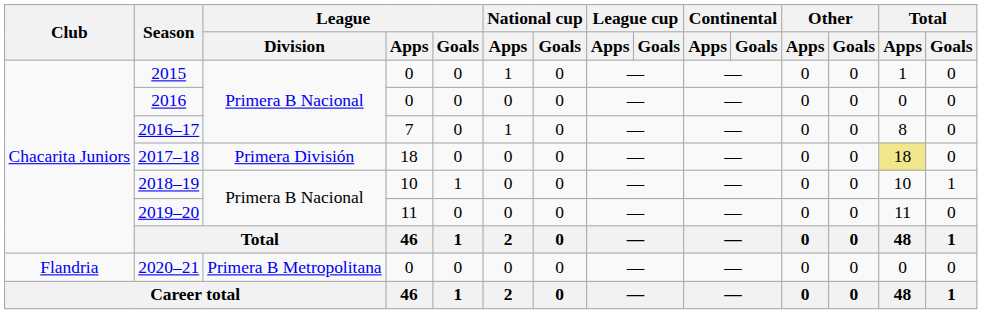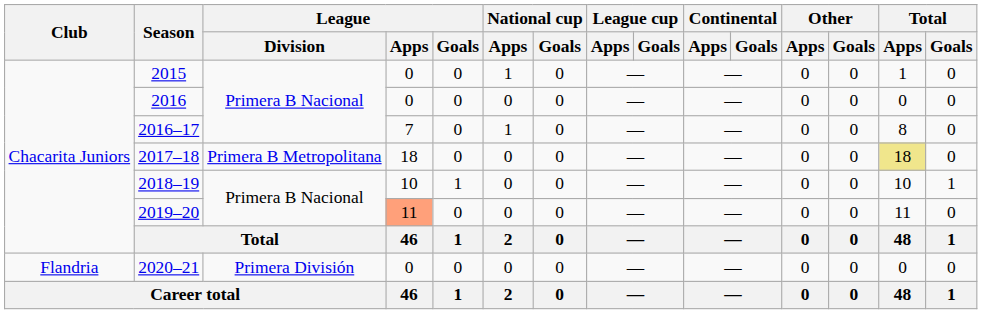(294, 156) Primera División -> (294, 156) Primera B Metropolitana
(409, 211) no background -> (409, 211) lightsalmon background
(294, 267) Primera B Metropolitana -> (294, 267) Primera División
